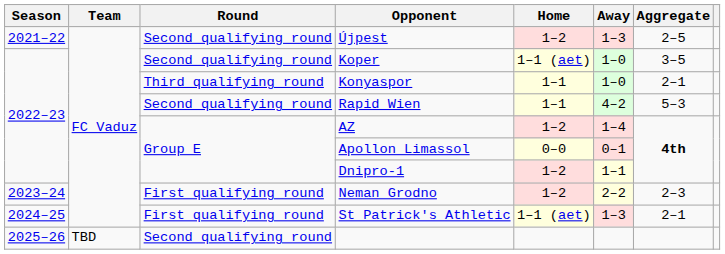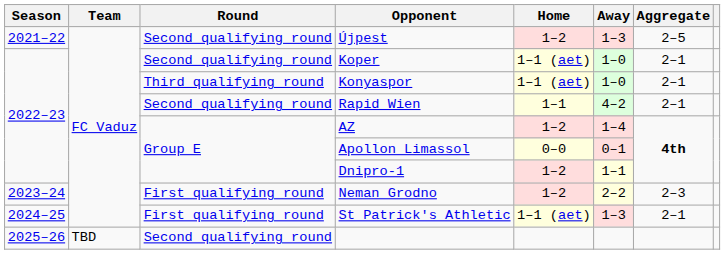(673, 60) 3–5 -> (673, 60) 2–1
(554, 82) 1–1 -> (554, 82) 1–1 (aet)
(673, 105) 5–3 -> (673, 105) 2–1
